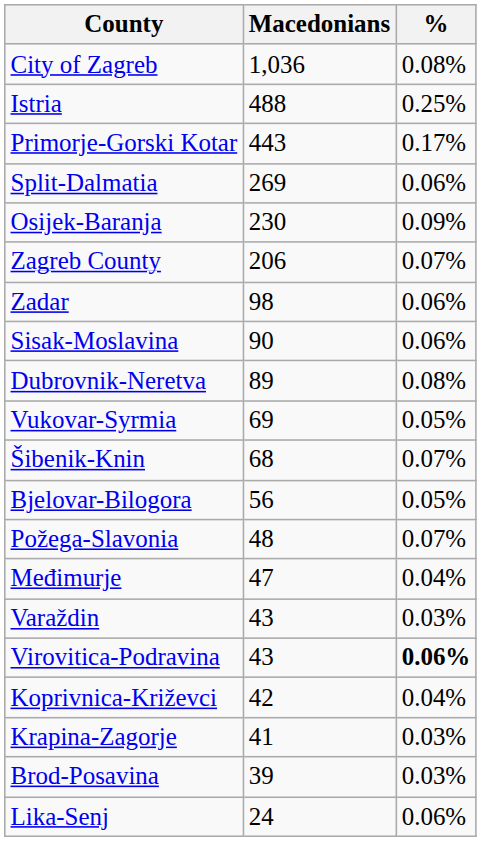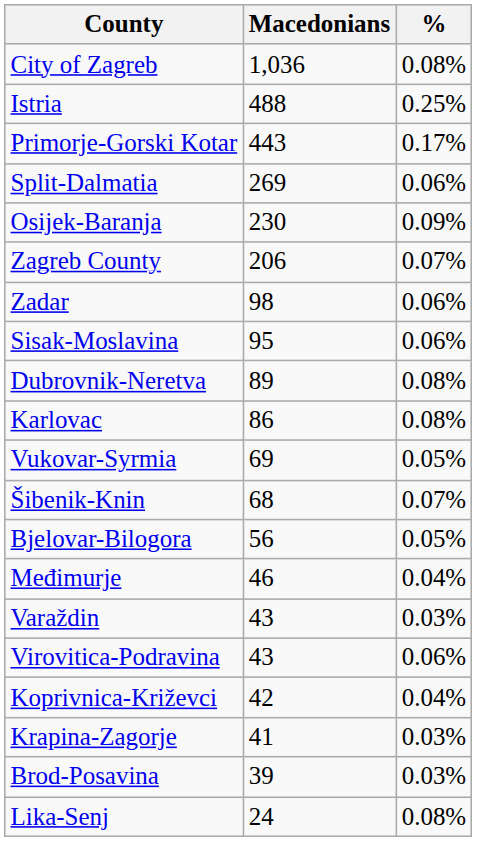(261, 340) 90 -> (261, 340) 95
+ row: (56, 420)
- row: (94, 538)
(261, 578) 47 -> (261, 578) 46
(436, 657) bold -> (434, 657) normal
(434, 815) 0.06% -> (434, 815) 0.08%
